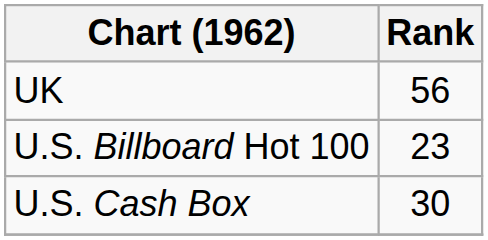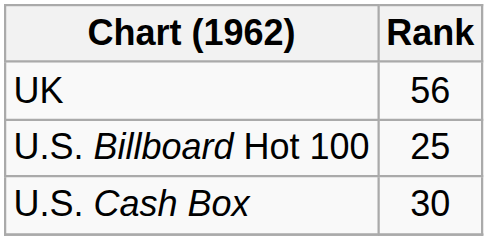(430, 147) 23 -> (430, 147) 25
